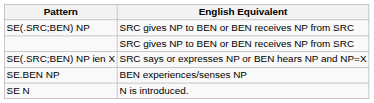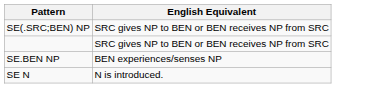- row: (61, 59)
